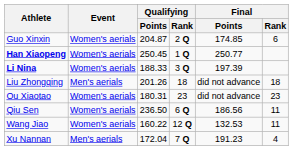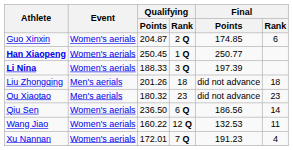(103, 96) Women's aerials -> (96, 96) Men's aerials
(153, 96) 180.31 -> (153, 96) 180.32
(275, 110) 11 -> (275, 110) 14
(96, 139) Men's aerials -> (103, 139) Women's aerials
(153, 139) 172.04 -> (153, 139) 172.01
